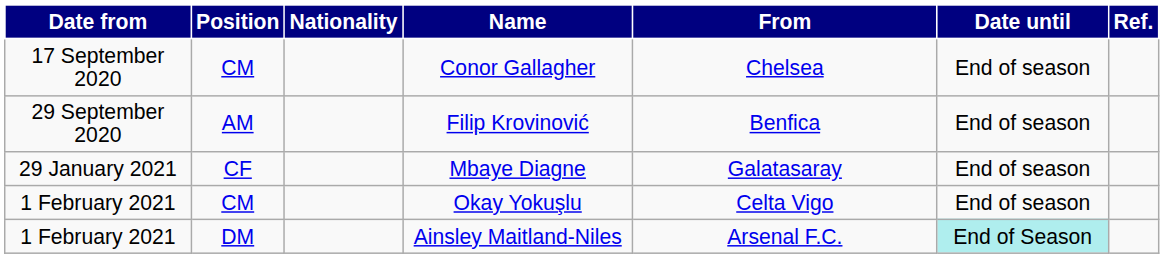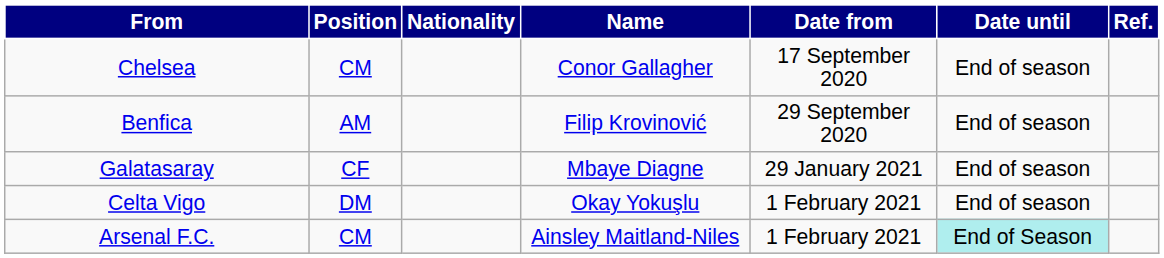columns swapped: (98, 22) <-> (785, 22)
(238, 203) CM -> (355, 203) DM
(238, 236) DM -> (355, 236) CM
